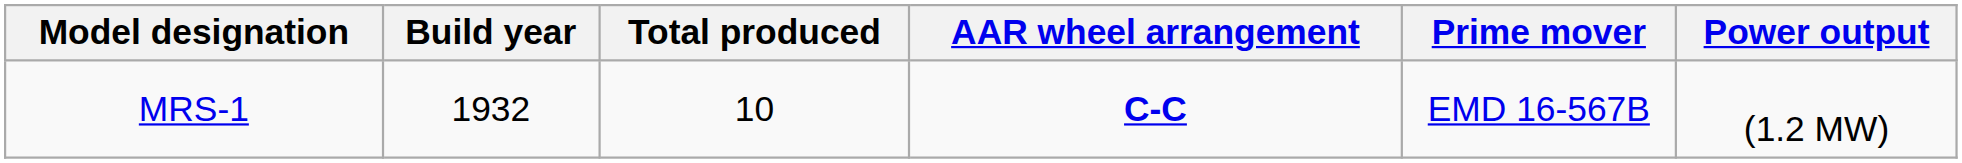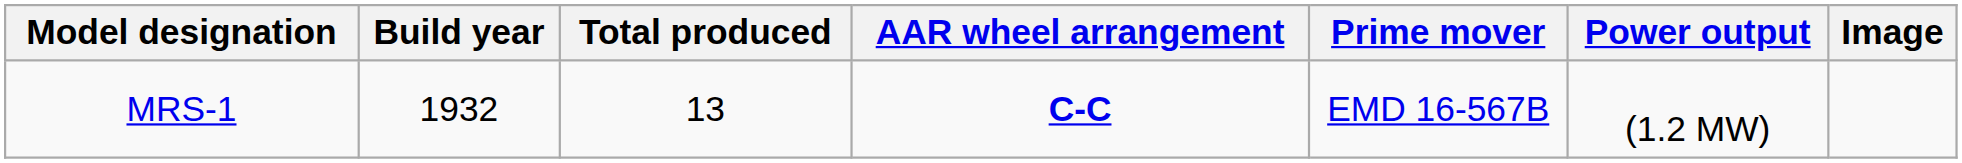+ column: (1892, 32)
(754, 108) 10 -> (705, 108) 13
